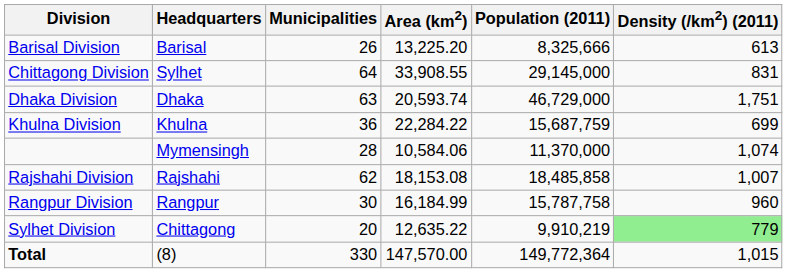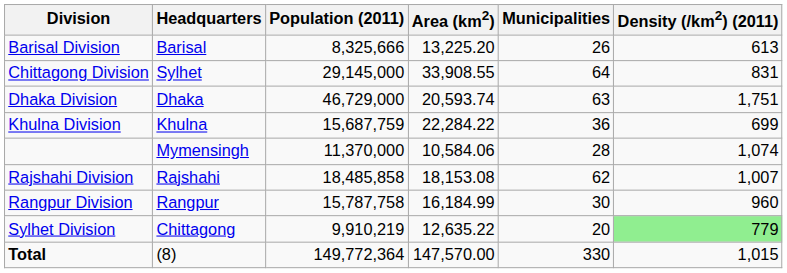columns swapped: (323, 19) <-> (543, 19)
